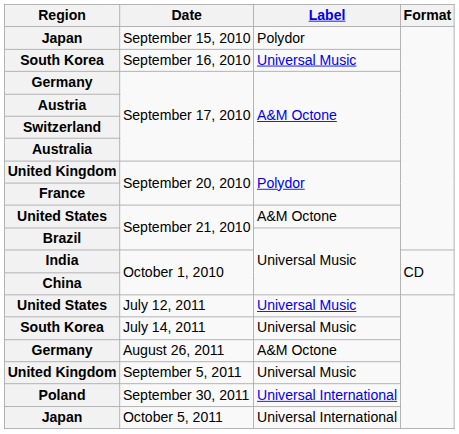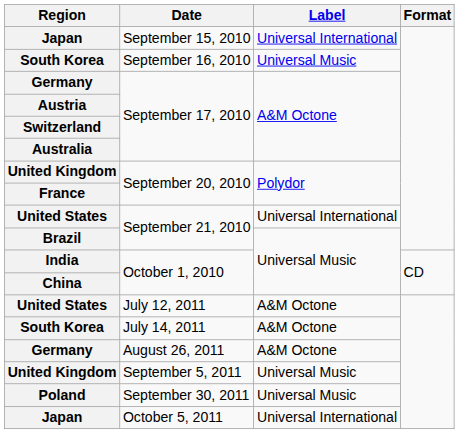(281, 37) Polydor -> (327, 37) Universal International
(297, 216) A&M Octone -> (327, 216) Universal International
(307, 305) Universal Music -> (297, 305) A&M Octone
(307, 328) Universal Music -> (297, 328) A&M Octone
(327, 395) Universal International -> (307, 395) Universal Music
